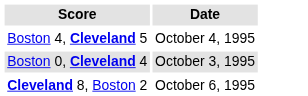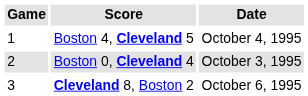+ column: (27, 15)
